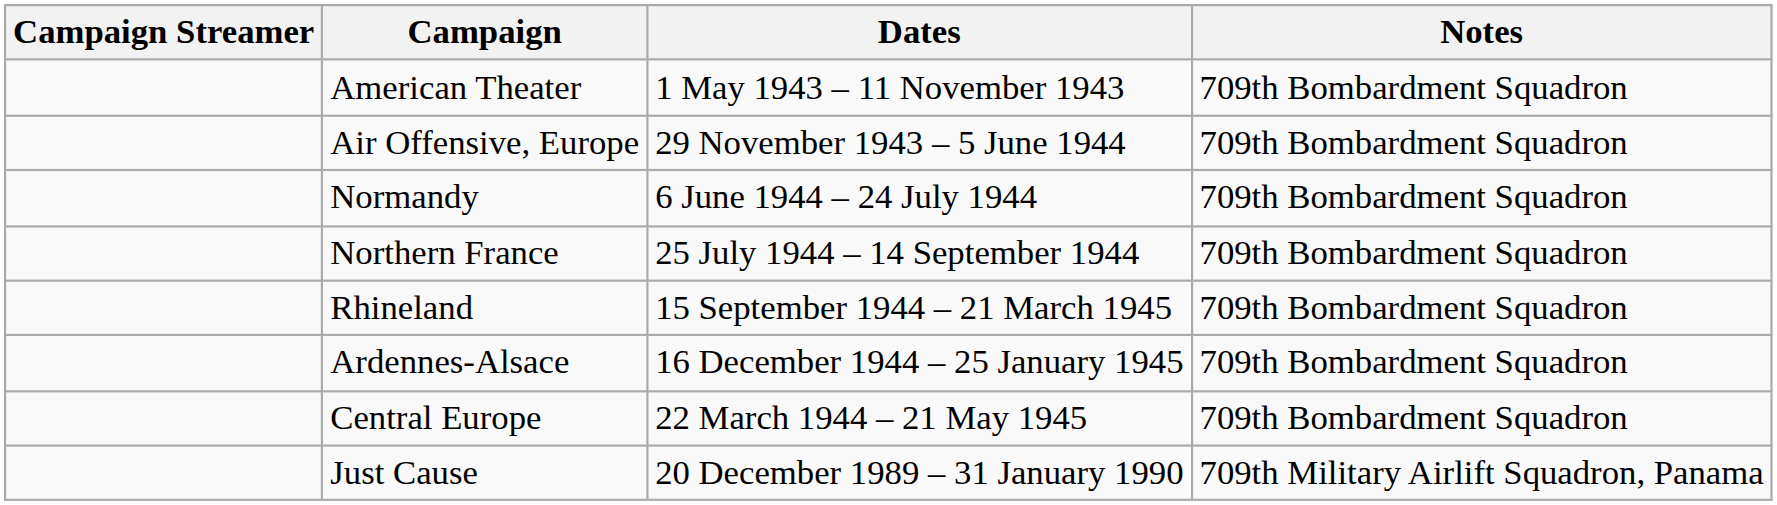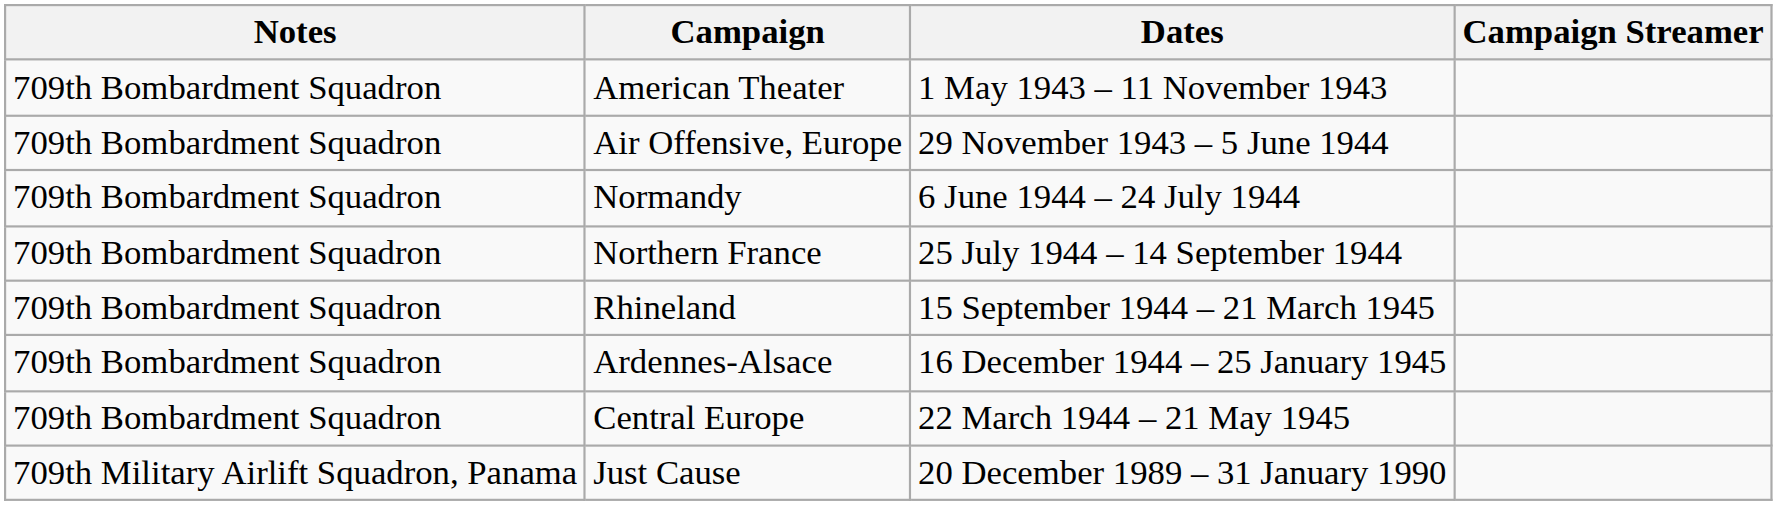columns swapped: (164, 32) <-> (1482, 32)
